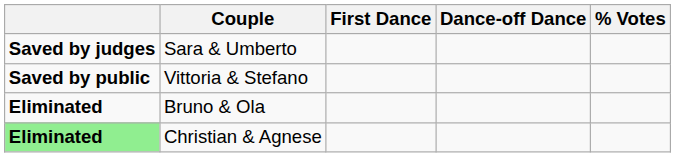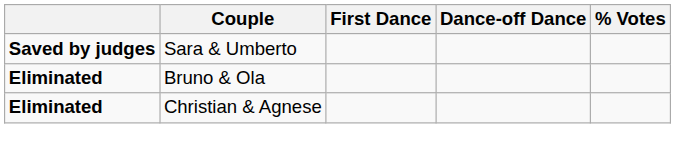- row: (236, 78)
(56, 136) lightgreen background -> (56, 107) no background
